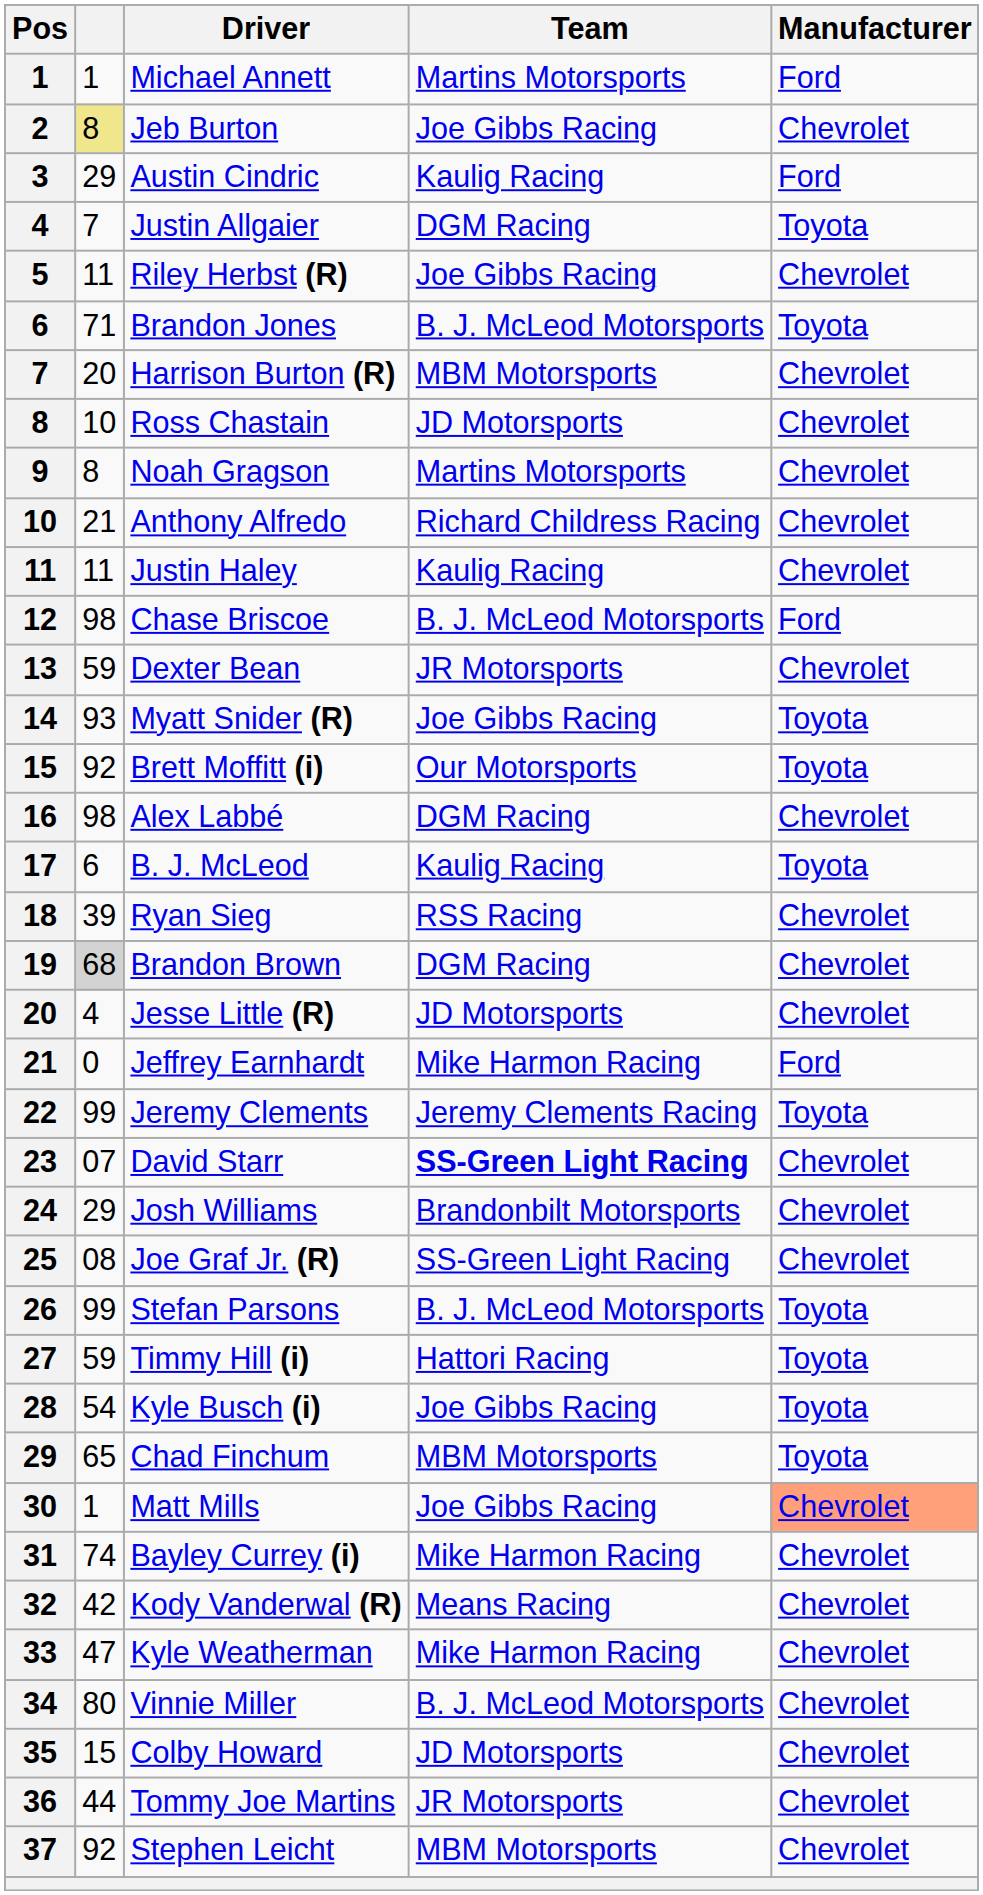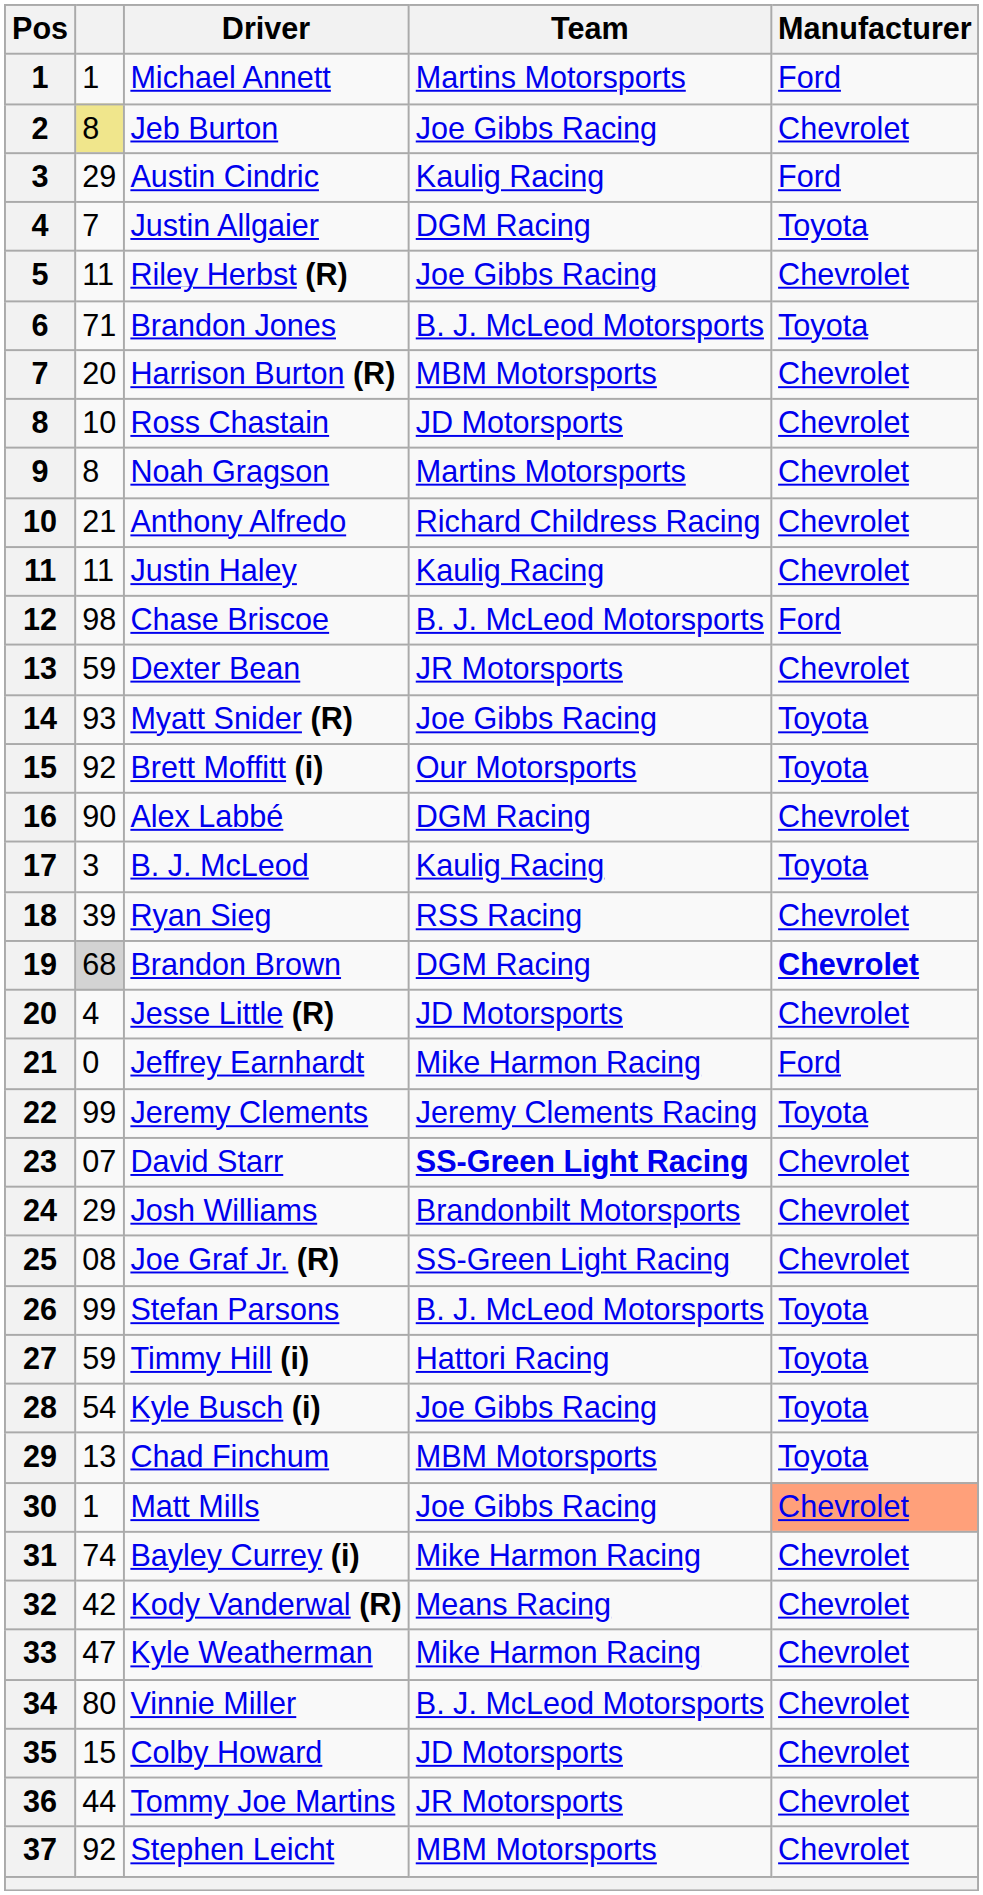(99, 816) 98 -> (99, 816) 90
(91, 865) 6 -> (91, 865) 3
(843, 964) normal -> (849, 964) bold
(99, 1456) 65 -> (99, 1456) 13
